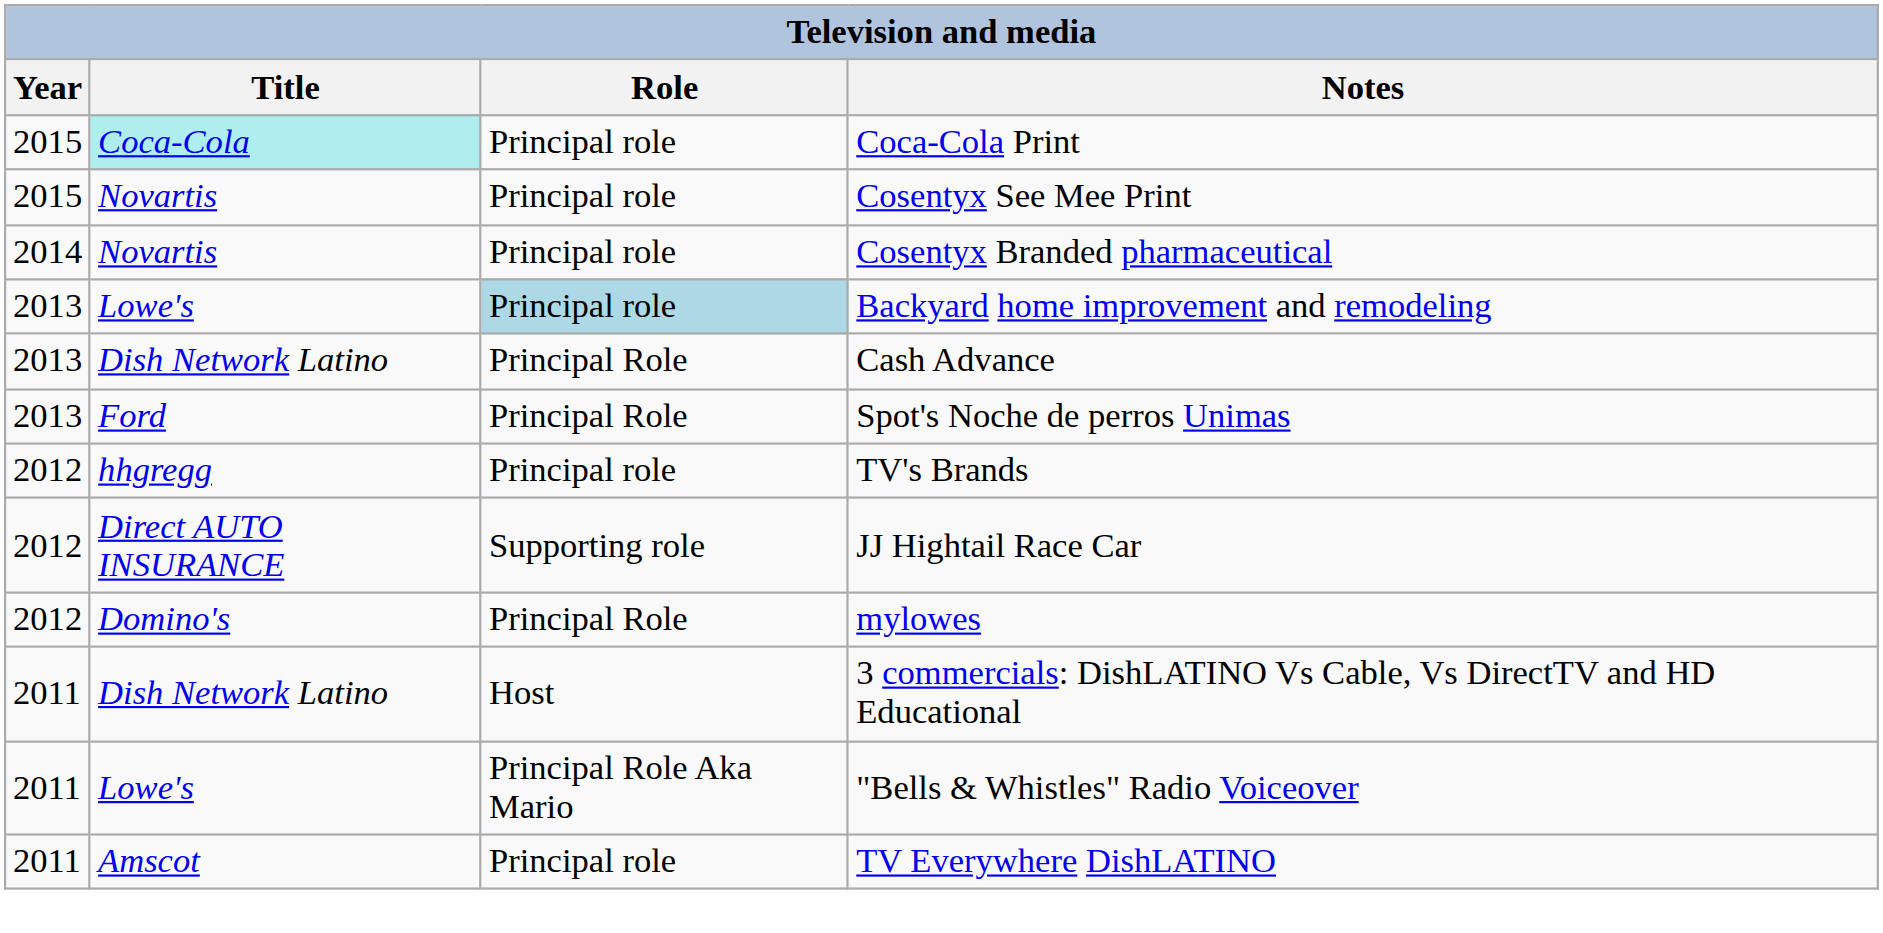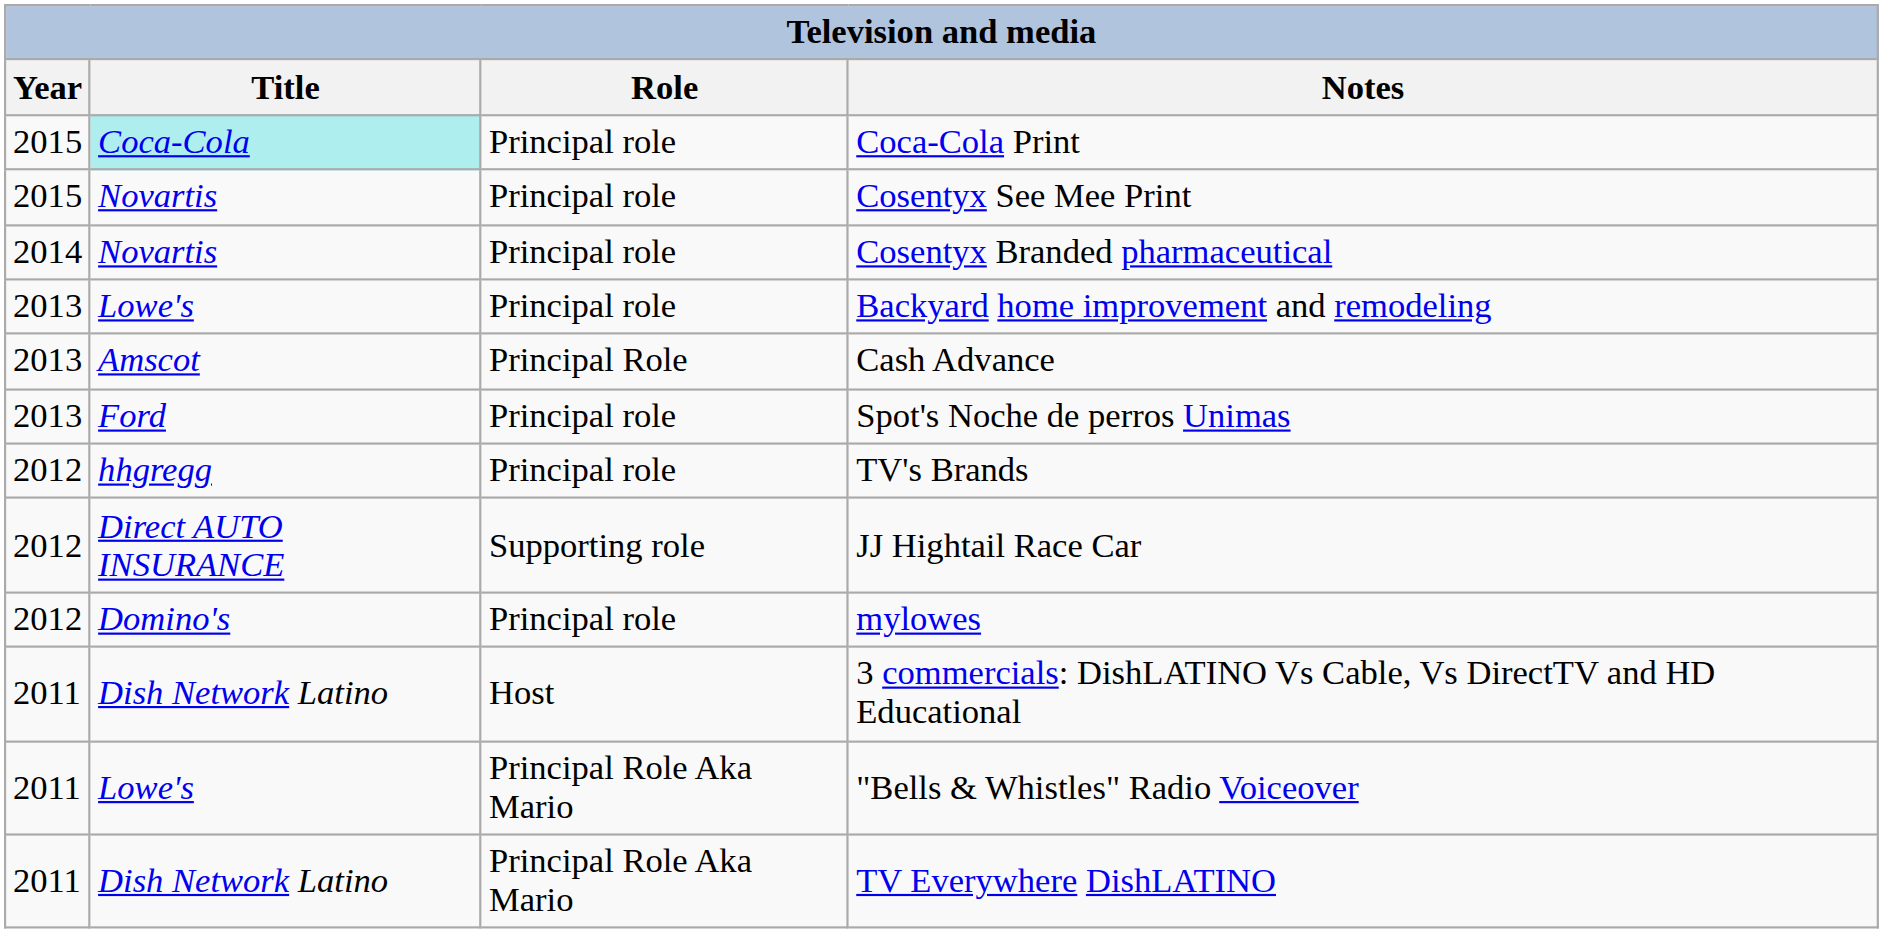(583, 305) lightblue background -> (583, 305) no background
(243, 360) Dish Network Latino -> (149, 360) Amscot
(588, 415) Principal Role -> (583, 415) Principal role
(588, 618) Principal Role -> (583, 618) Principal role
(149, 861) Amscot -> (243, 880) Dish Network Latino
(583, 861) Principal role -> (620, 880) Principal Role Aka Mario
